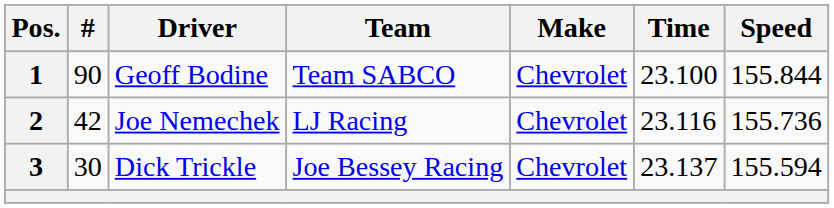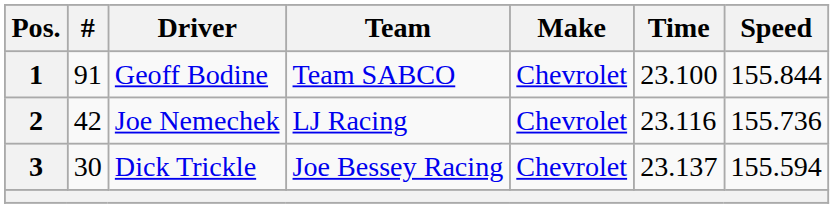(88, 74) 90 -> (88, 74) 91
